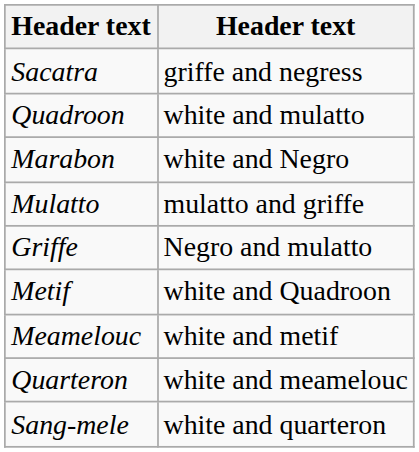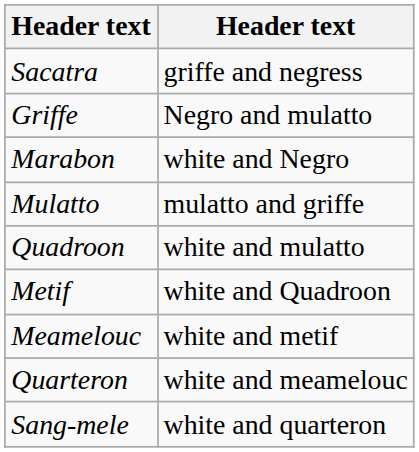rows swapped: (45, 247) <-> (68, 114)
